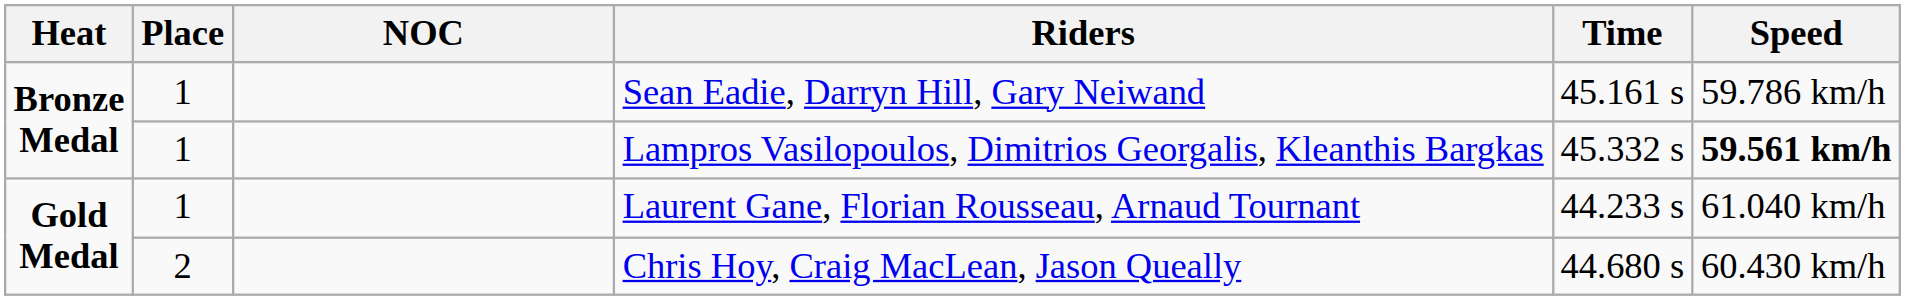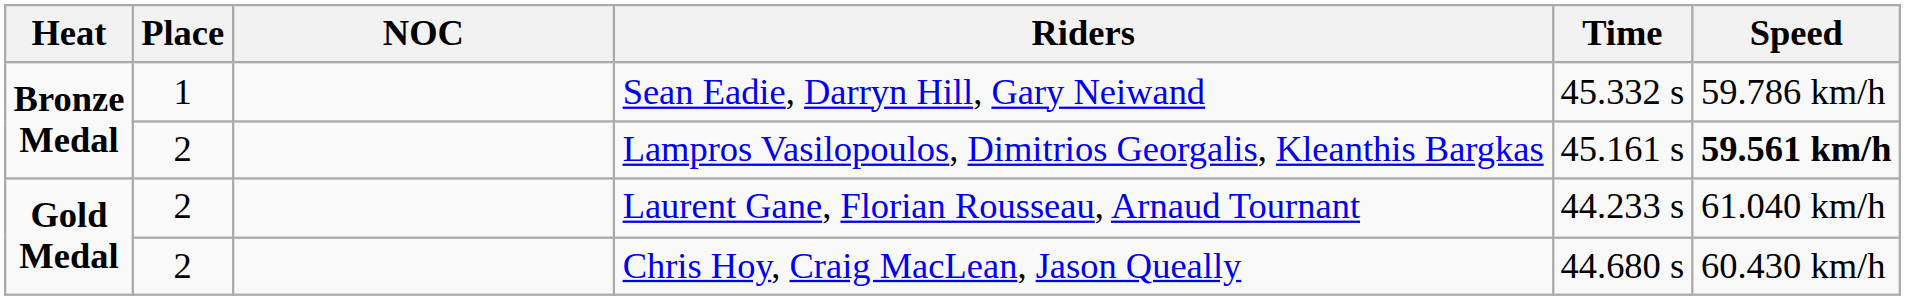(1622, 91) 45.161 s -> (1622, 91) 45.332 s
(183, 149) 1 -> (183, 149) 2
(1622, 149) 45.332 s -> (1622, 149) 45.161 s
(183, 206) 1 -> (183, 206) 2
